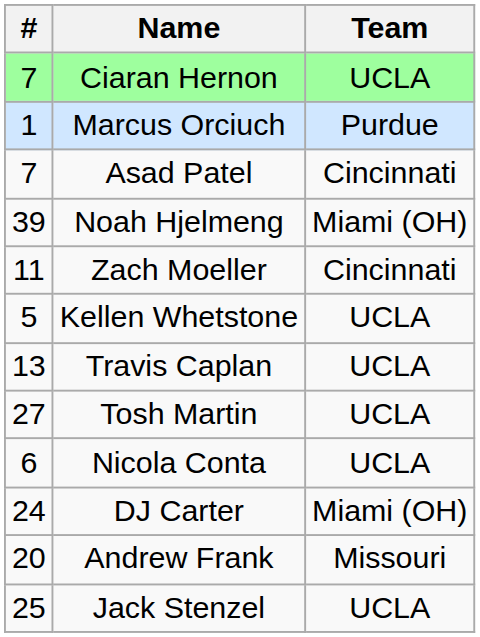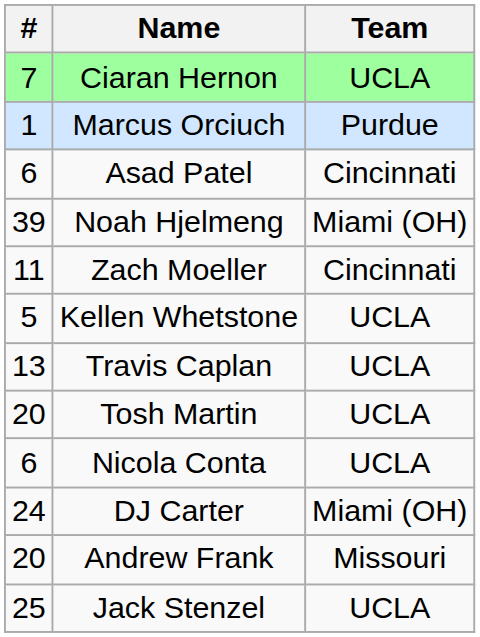(29, 173) 7 -> (29, 173) 6
(29, 414) 27 -> (29, 414) 20
